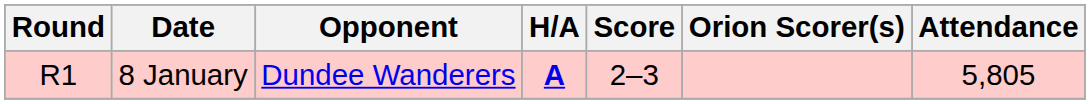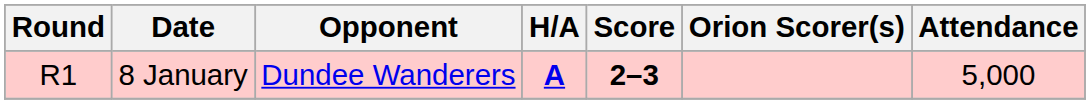(634, 74) normal -> (634, 74) bold
(998, 74) 5,805 -> (998, 74) 5,000
